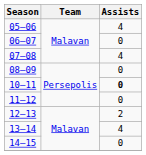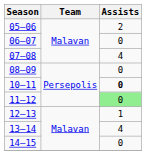(120, 26) 4 -> (120, 26) 2
(120, 99) no background -> (120, 99) lightgreen background
(120, 114) 2 -> (120, 114) 1
